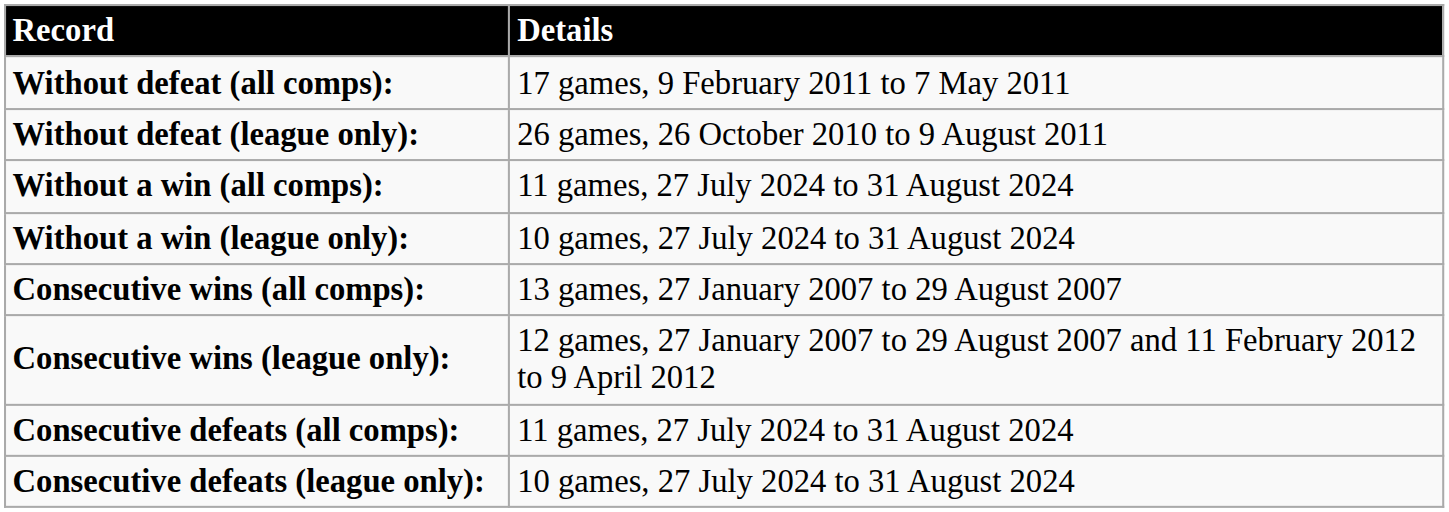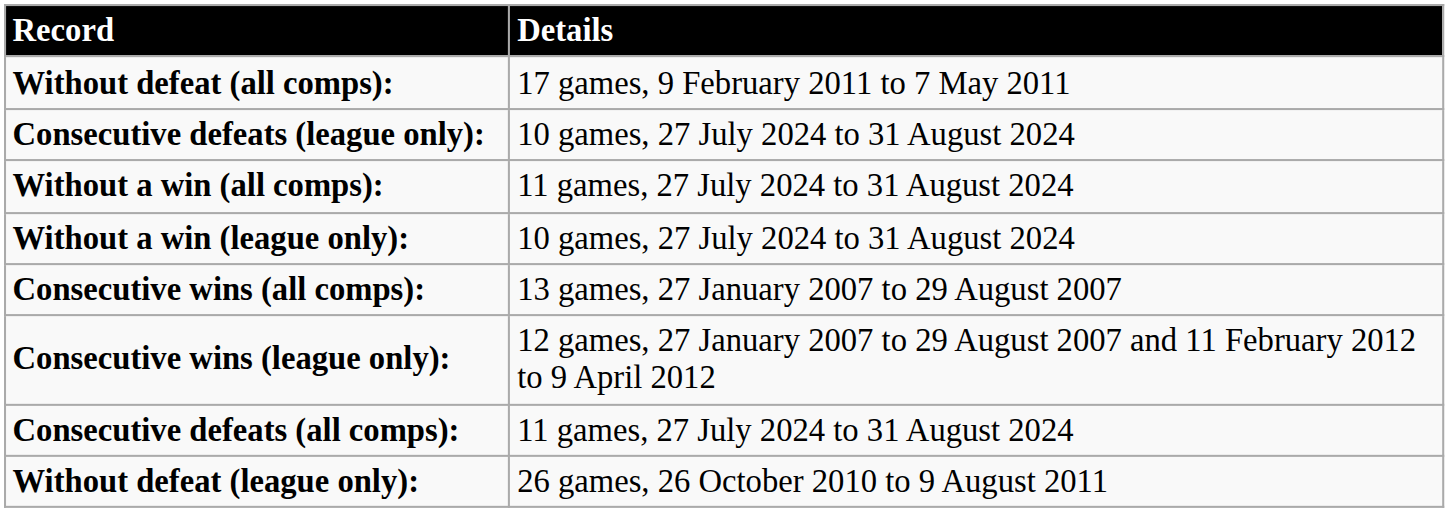rows swapped: (216, 133) <-> (249, 481)
